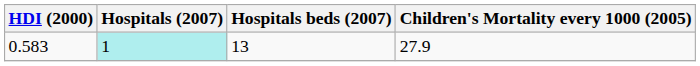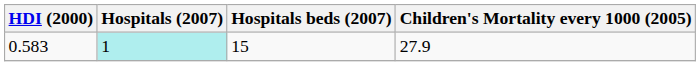(240, 46) 13 -> (240, 46) 15
